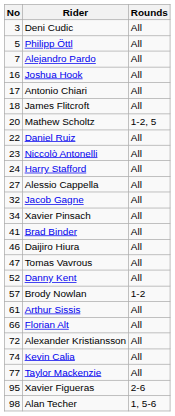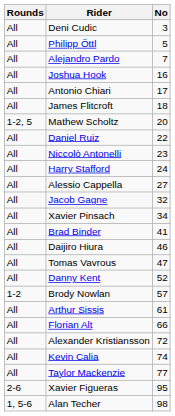columns swapped: (13, 12) <-> (149, 12)
